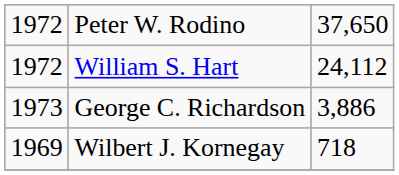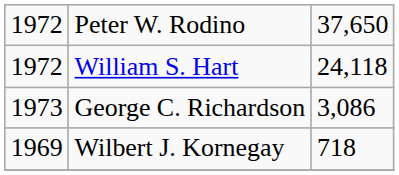(352, 66) 24,112 -> (352, 66) 24,118
(346, 107) 3,886 -> (346, 107) 3,086
